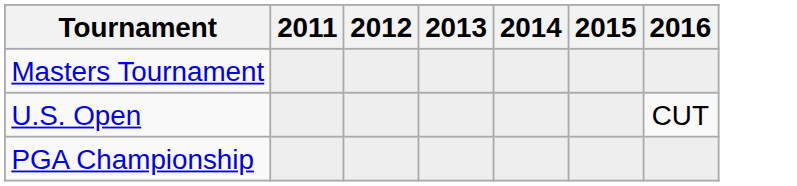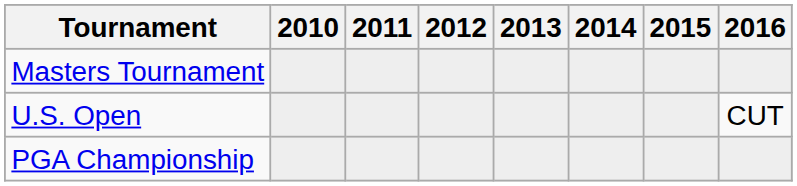+ column: (308, 27)
